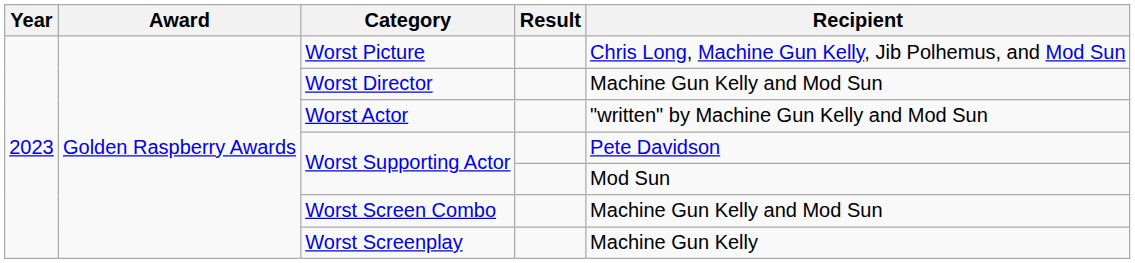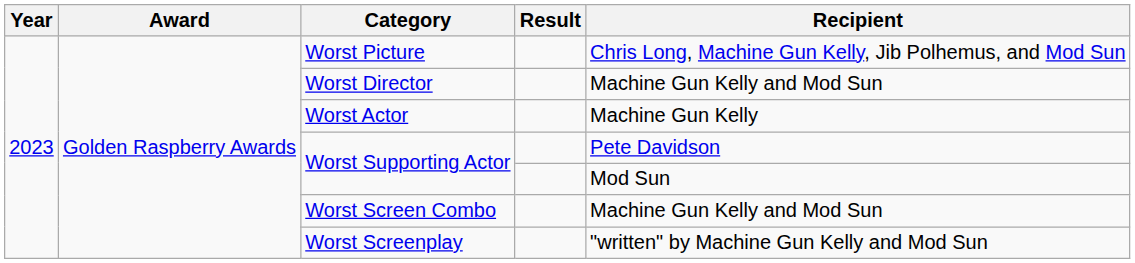(789, 115) "written" by Machine Gun Kelly and Mod Sun -> (674, 115) Machine Gun Kelly
(674, 242) Machine Gun Kelly -> (789, 242) "written" by Machine Gun Kelly and Mod Sun
